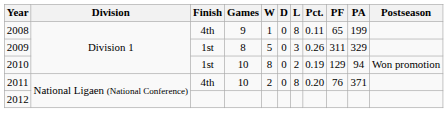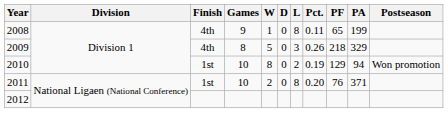(208, 47) 1st -> (208, 47) 4th
(337, 47) 311 -> (337, 47) 218
(208, 82) 4th -> (208, 82) 1st
